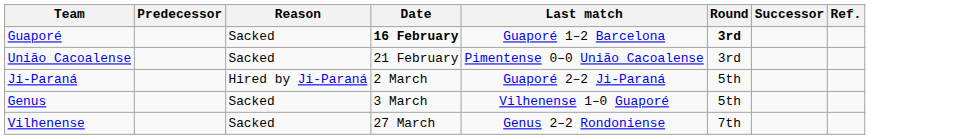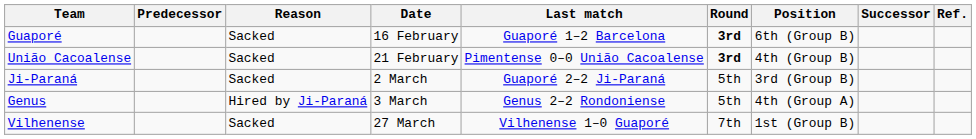+ column: (805, 15)
(416, 37) bold -> (416, 37) normal
(729, 58) normal -> (729, 58) bold
(298, 80) Hired by Ji-Paraná -> (252, 80) Sacked
(252, 102) Sacked -> (298, 102) Hired by Ji-Paraná
(584, 102) Vilhenense 1–0 Guaporé -> (584, 102) Genus 2–2 Rondoniense
(584, 123) Genus 2–2 Rondoniense -> (584, 123) Vilhenense 1–0 Guaporé
